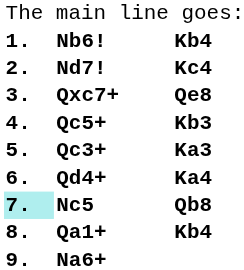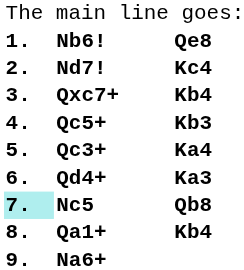(193, 41) Kb4 -> (193, 41) Qe8
(193, 96) Qe8 -> (193, 96) Kb4
(193, 151) Ka3 -> (193, 151) Ka4
(193, 178) Ka4 -> (193, 178) Ka3
